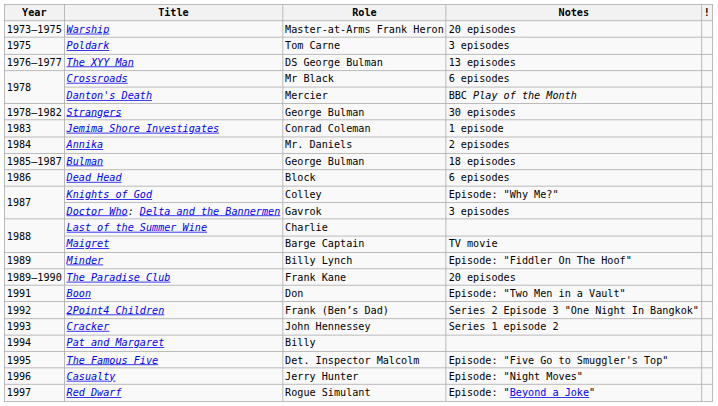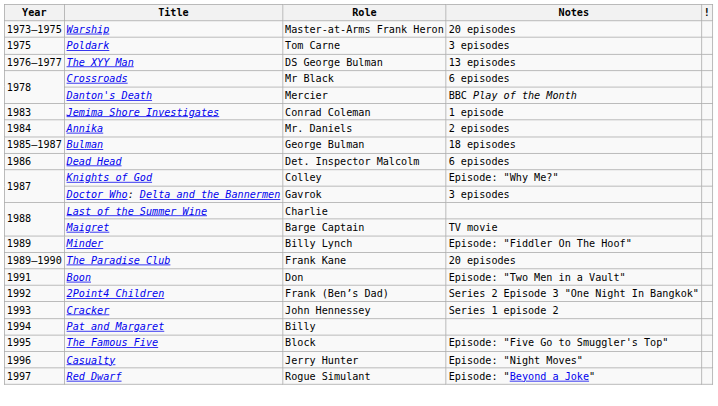- row: (94, 112)
(300, 178) Block -> (352, 161) Det. Inspector Malcolm
(352, 360) Det. Inspector Malcolm -> (300, 343) Block
